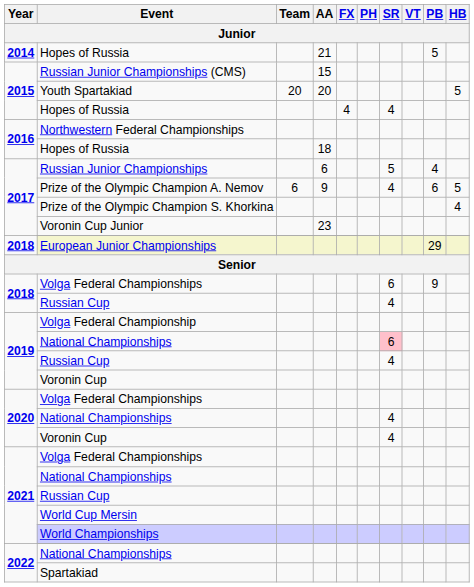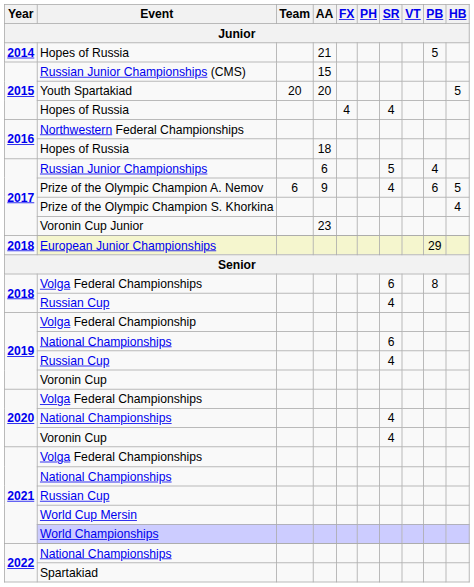(435, 284) 9 -> (435, 284) 8
(391, 341) pink background -> (391, 341) no background
